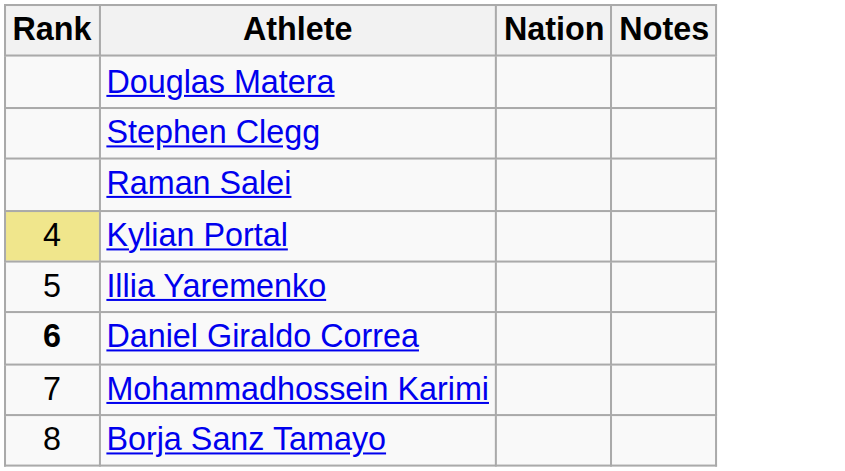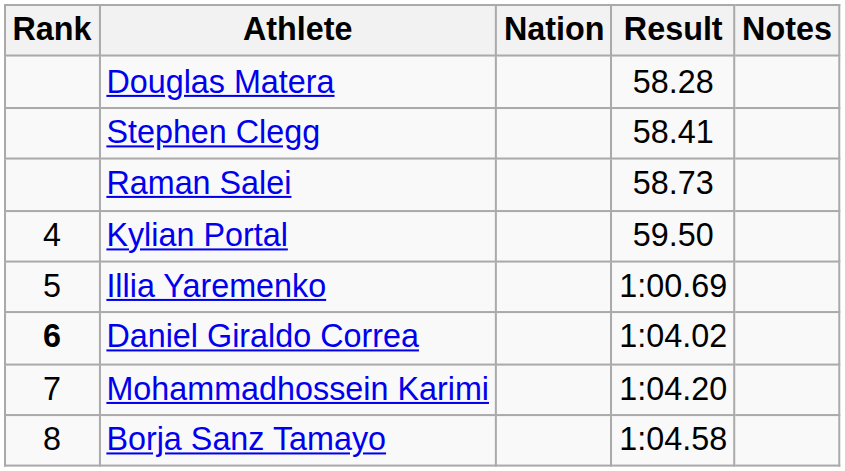+ column: (673, 30)
(52, 235) khaki background -> (52, 235) no background
